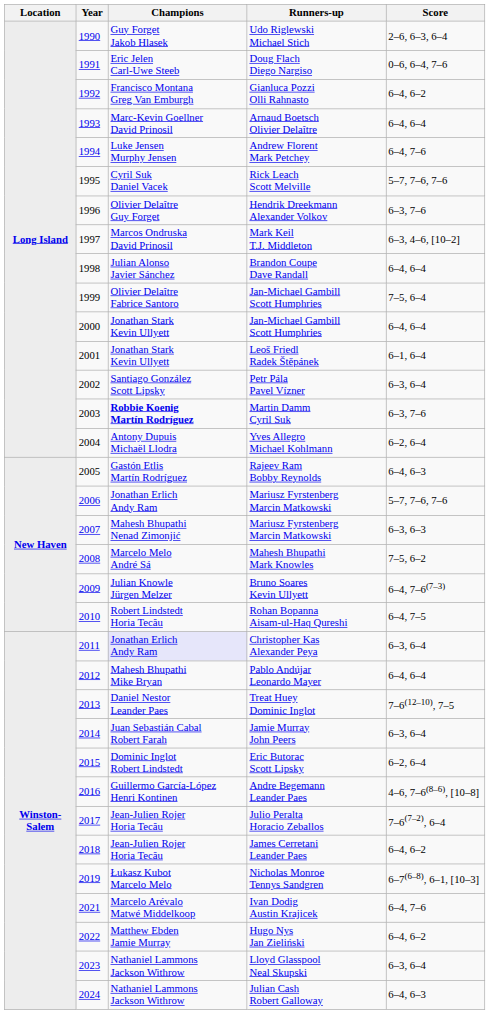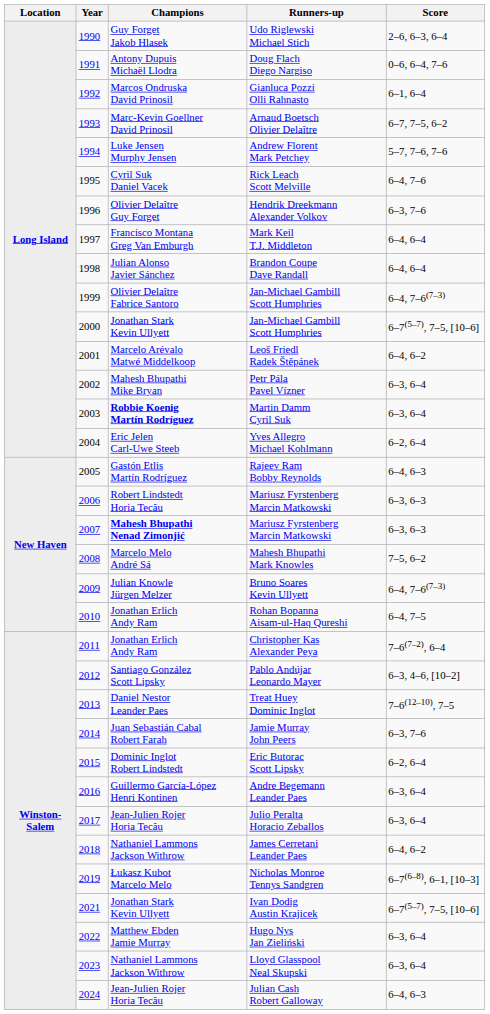(145, 65) Eric Jelen Carl-Uwe Steeb -> (144, 65) Antony Dupuis Michaël Llodra
(152, 94) Francisco Montana Greg Van Emburgh -> (149, 94) Marcos Ondruska David Prinosil
(407, 94) 6–4, 6–2 -> (407, 94) 6–1, 6–4
(407, 123) 6–4, 6–4 -> (418, 123) 6–7, 7–5, 6–2
(407, 152) 6–4, 7–6 -> (418, 152) 5–7, 7–6, 7–6
(418, 181) 5–7, 7–6, 7–6 -> (407, 181) 6–4, 7–6
(149, 239) Marcos Ondruska David Prinosil -> (152, 239) Francisco Montana Greg Van Emburgh
(424, 239) 6–3, 4–6, [10–2] -> (407, 239) 6–4, 6–4
(407, 297) 7–5, 6–4 -> (417, 297) 6–4, 7–6(7–3)
(407, 326) 6–4, 6–4 -> (434, 326) 6–7(5–7), 7–5, [10–6]
(142, 355) Jonathan Stark Kevin Ullyett -> (153, 355) Marcelo Arévalo Matwé Middelkoop
(407, 355) 6–1, 6–4 -> (407, 355) 6–4, 6–2
(151, 384) Santiago González Scott Lipsky -> (148, 384) Mahesh Bhupathi Mike Bryan
(407, 413) 6–3, 7–6 -> (407, 413) 6–3, 6–4
(144, 442) Antony Dupuis Michaël Llodra -> (145, 442) Eric Jelen Carl-Uwe Steeb
(144, 501) Jonathan Erlich Andy Ram -> (147, 501) Robert Lindstedt Horia Tecău
(418, 501) 5–7, 7–6, 7–6 -> (407, 501) 6–3, 6–3
(148, 530) normal -> (151, 530) bold
(147, 617) Robert Lindstedt Horia Tecău -> (144, 617) Jonathan Erlich Andy Ram
(144, 646) lavender background -> (144, 646) no background
(407, 646) 6–3, 6–4 -> (417, 646) 7–6(7–2), 6–4
(148, 675) Mahesh Bhupathi Mike Bryan -> (151, 675) Santiago González Scott Lipsky
(407, 675) 6–4, 6–4 -> (424, 675) 6–3, 4–6, [10–2]
(407, 733) 6–3, 6–4 -> (407, 733) 6–3, 7–6
(434, 791) 4–6, 7–6(8–6), [10–8] -> (407, 791) 6–3, 6–4
(417, 820) 7–6(7–2), 6–4 -> (407, 820) 6–3, 6–4
(148, 849) Jean-Julien Rojer Horia Tecău -> (154, 849) Nathaniel Lammons Jackson Withrow
(153, 907) Marcelo Arévalo Matwé Middelkoop -> (142, 907) Jonathan Stark Kevin Ullyett
(407, 907) 6–4, 7–6 -> (434, 907) 6–7(5–7), 7–5, [10–6]
(407, 936) 6–4, 6–2 -> (407, 936) 6–3, 6–4
(154, 995) Nathaniel Lammons Jackson Withrow -> (148, 995) Jean-Julien Rojer Horia Tecău
